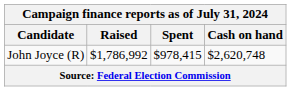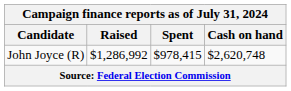(119, 55) $1,786,992 -> (119, 55) $1,286,992
